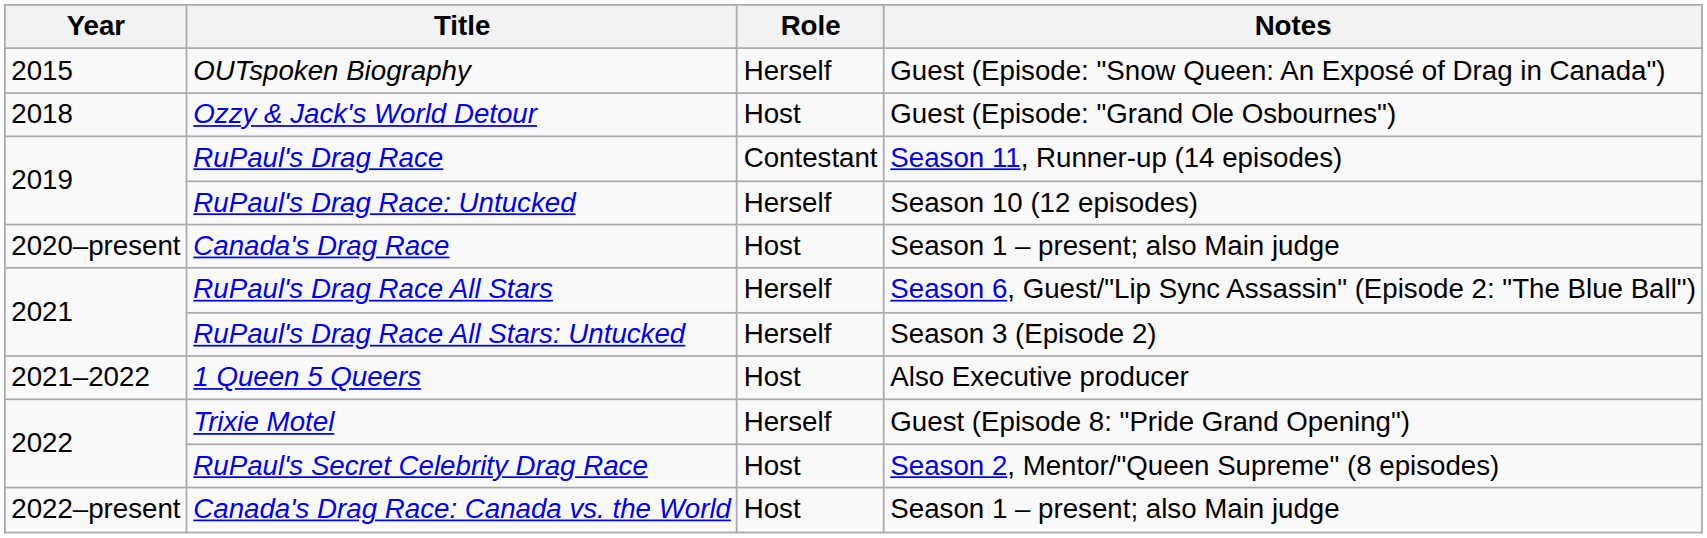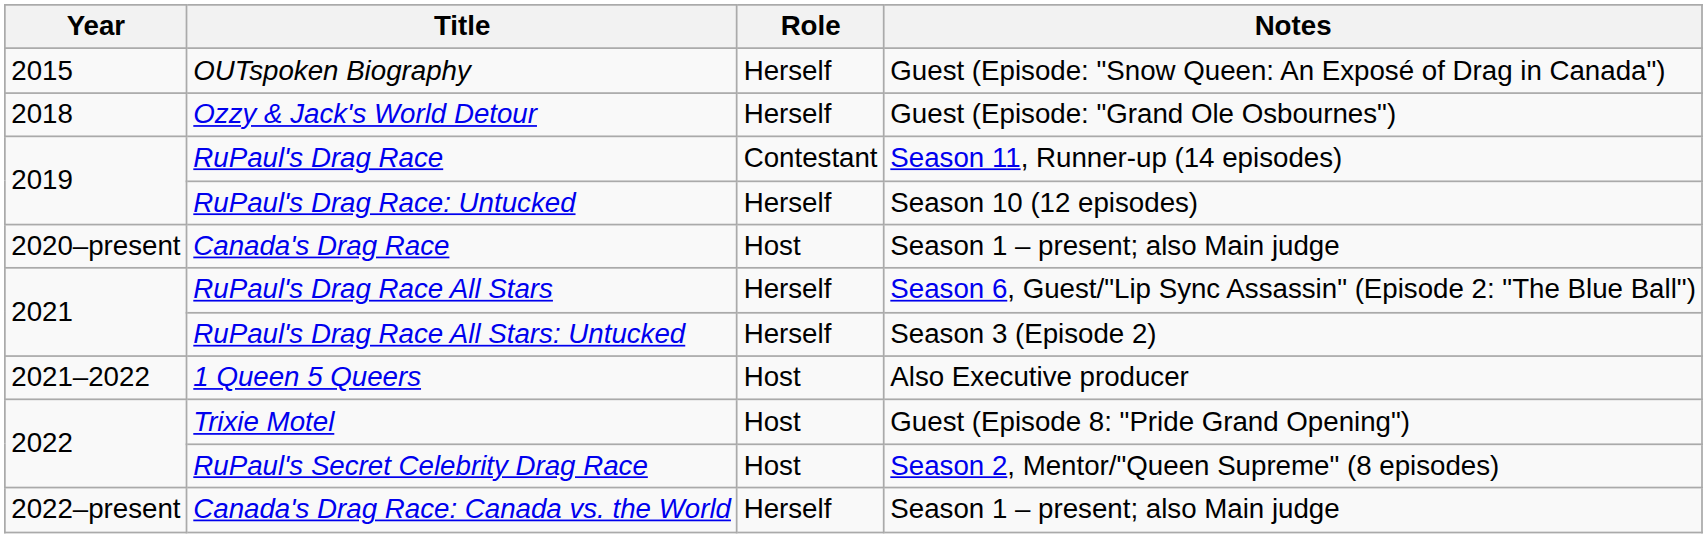(772, 114) Host -> (788, 114) Herself
(788, 421) Herself -> (772, 421) Host
(772, 509) Host -> (788, 509) Herself
